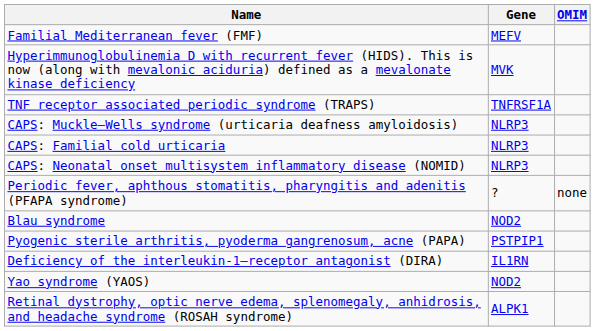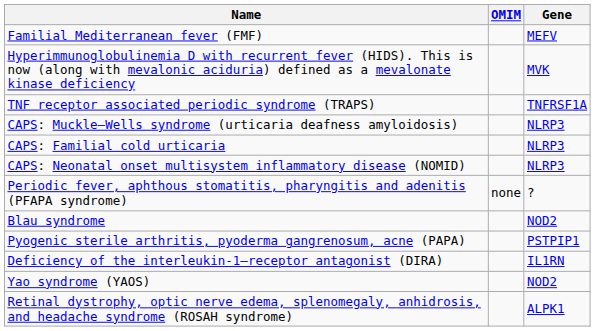columns swapped: (572, 15) <-> (521, 15)
